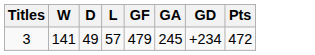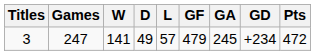+ column: (76, 15)
